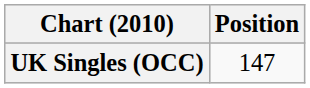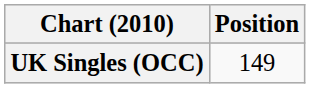(257, 62) 147 -> (257, 62) 149
